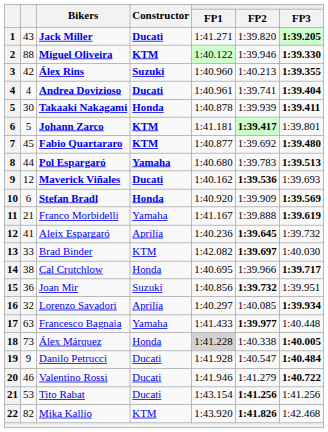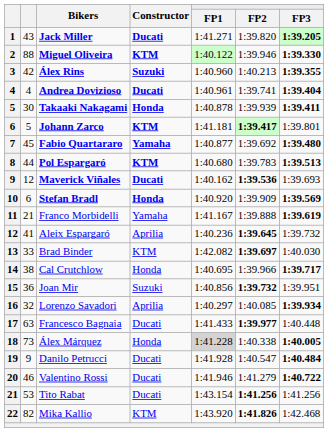(145, 143) KTM -> (151, 143) Yamaha
(151, 161) Yamaha -> (145, 161) KTM
(150, 323) Yamaha -> (147, 323) Ducati
